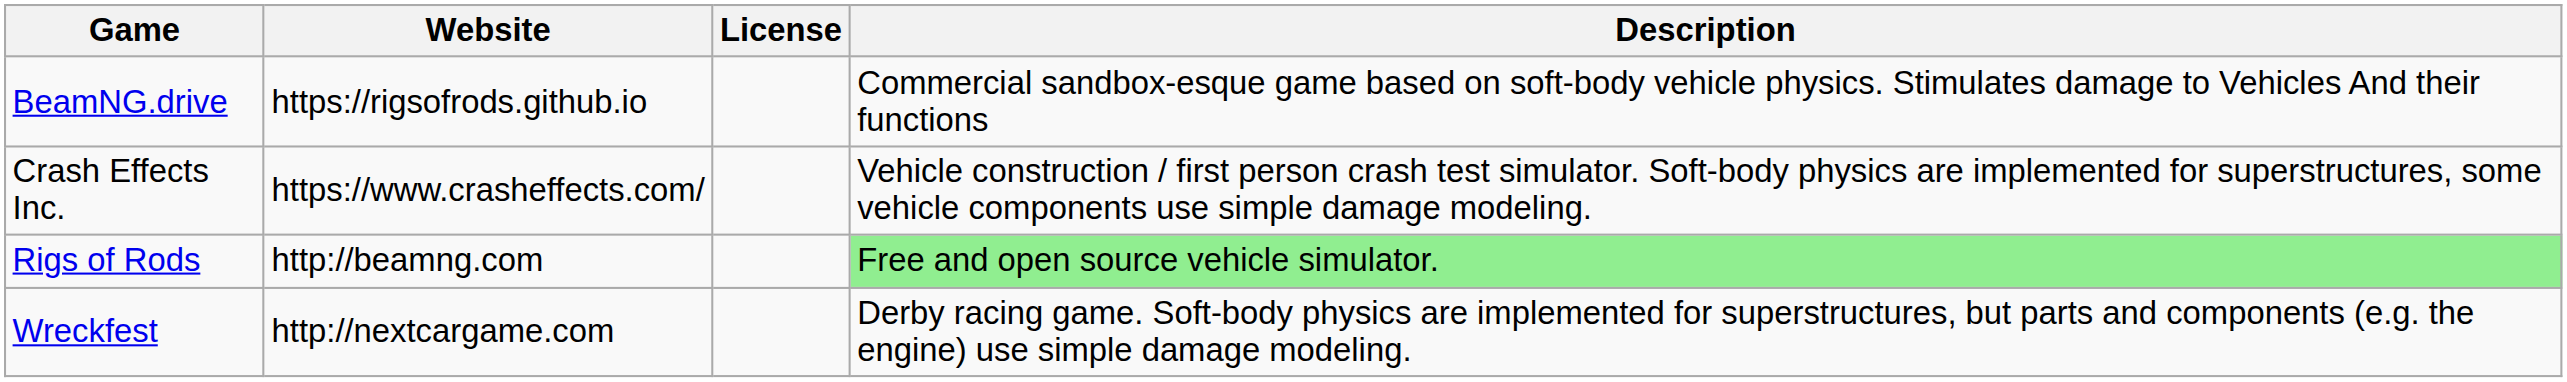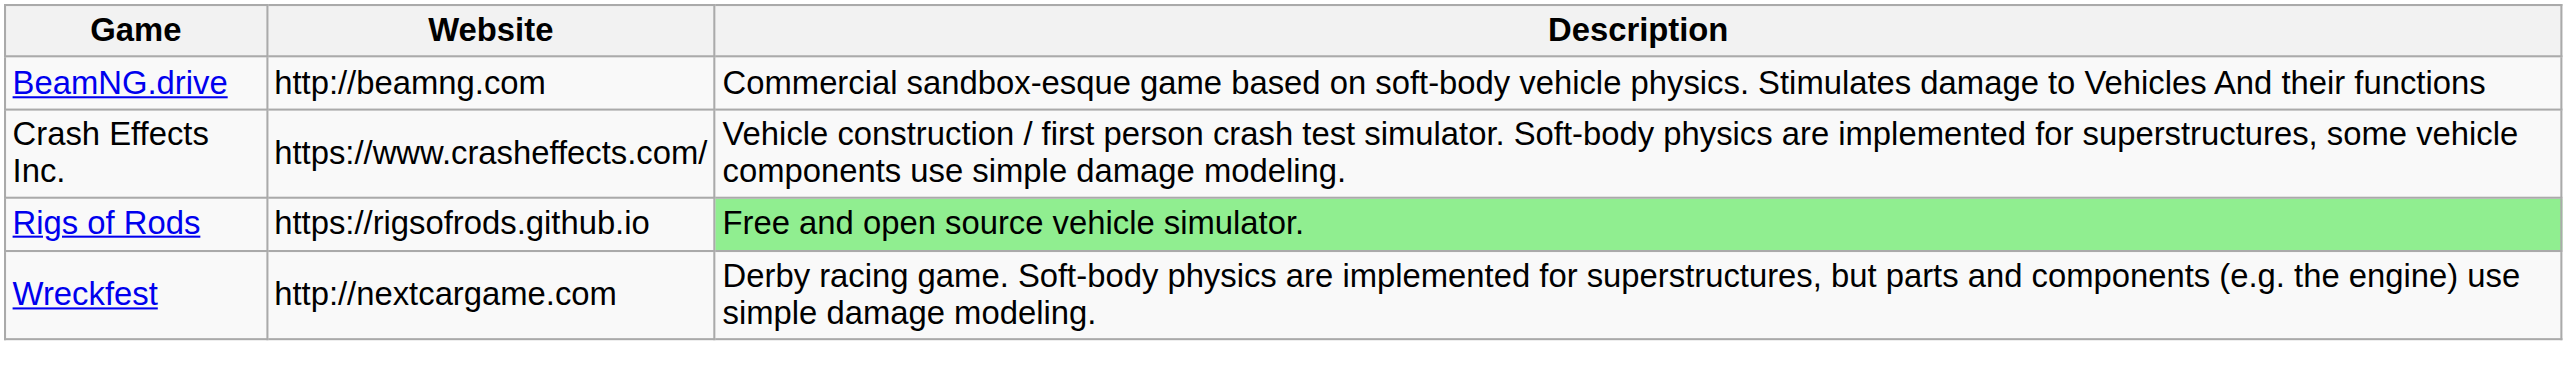- column: (781, 30)
(459, 100) https://rigsofrods.github.io -> (410, 82) http://beamng.com
(407, 260) http://beamng.com -> (462, 223) https://rigsofrods.github.io
